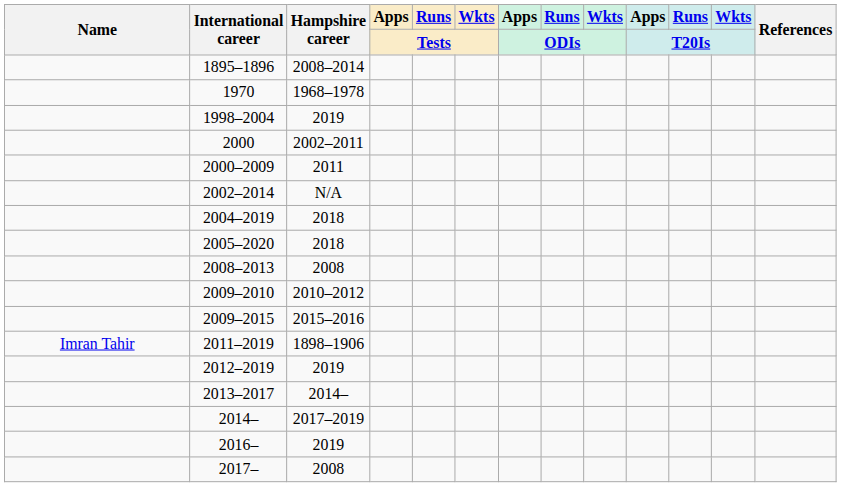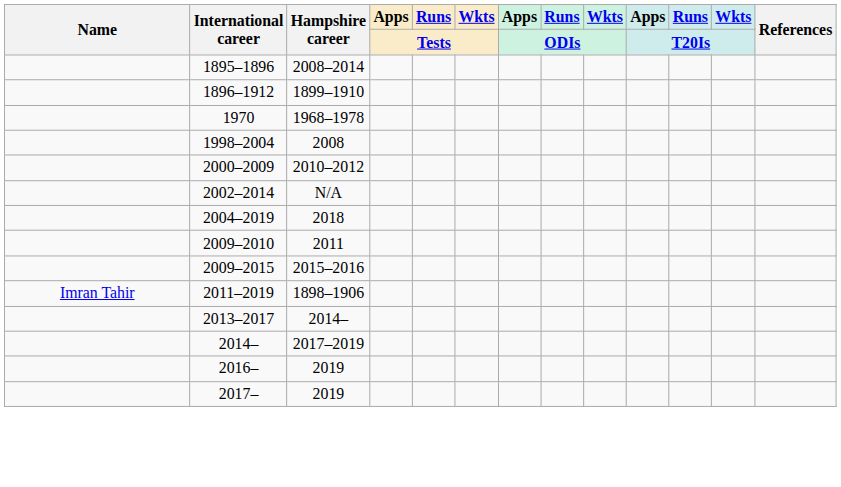+ row: (239, 92)
(328, 117) 2019 -> (328, 142) 2008
- row: (239, 142)
(328, 167) 2011 -> (328, 167) 2010–2012
- row: (239, 243)
- row: (239, 268)
(328, 293) 2010–2012 -> (328, 243) 2011
- row: (239, 368)
(328, 469) 2008 -> (328, 393) 2019
